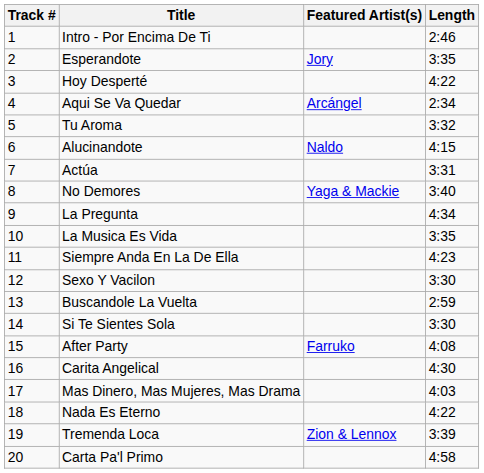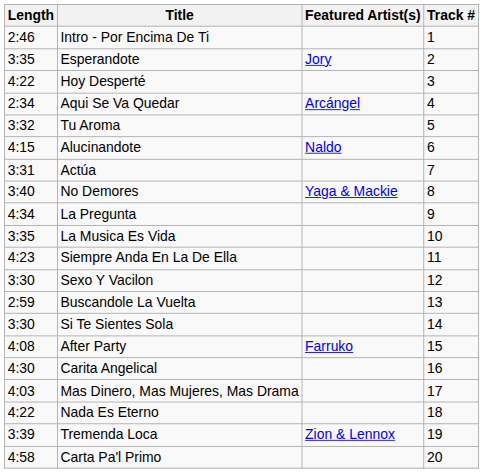columns swapped: (32, 15) <-> (452, 15)
